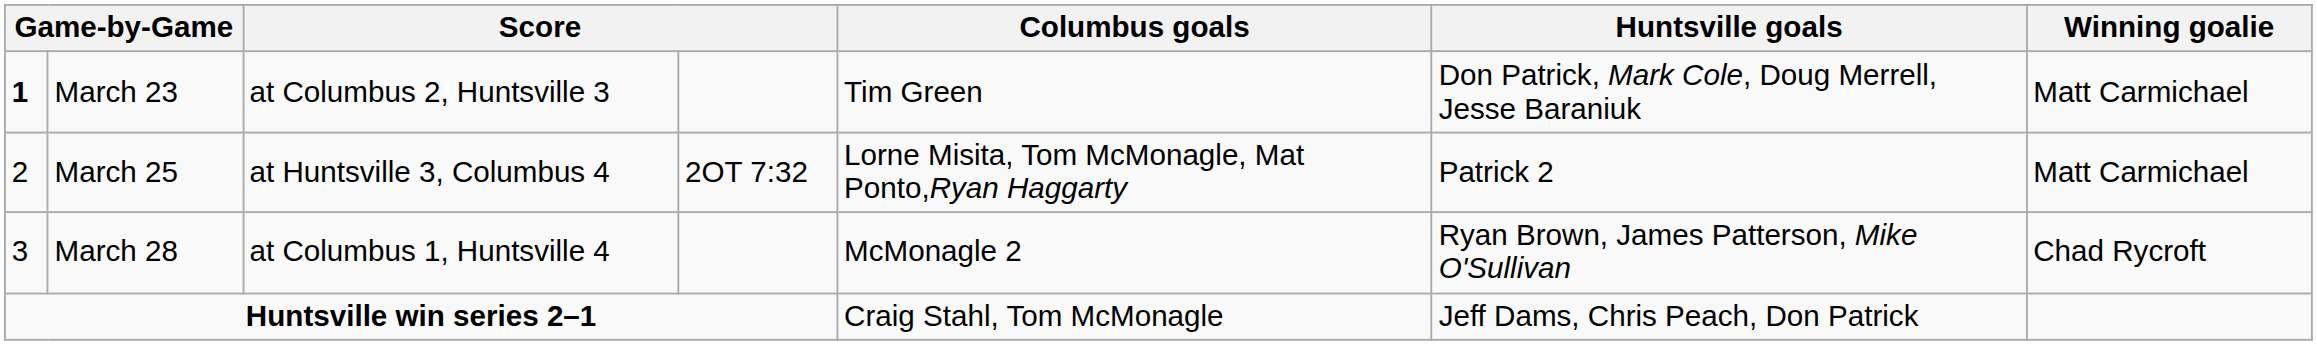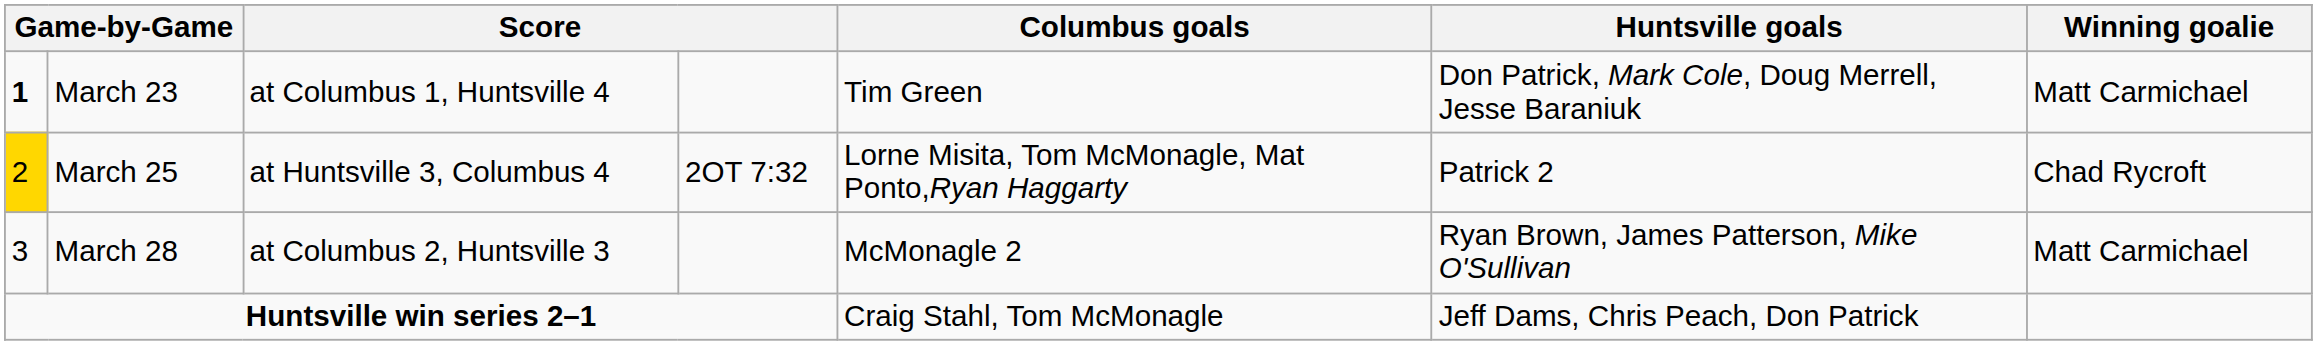(430, 91) at Columbus 2, Huntsville 3 -> (430, 91) at Columbus 1, Huntsville 4
(20, 171) no background -> (20, 171) gold background
(2141, 171) Matt Carmichael -> (2120, 171) Chad Rycroft
(430, 252) at Columbus 1, Huntsville 4 -> (430, 252) at Columbus 2, Huntsville 3
(2120, 252) Chad Rycroft -> (2141, 252) Matt Carmichael
